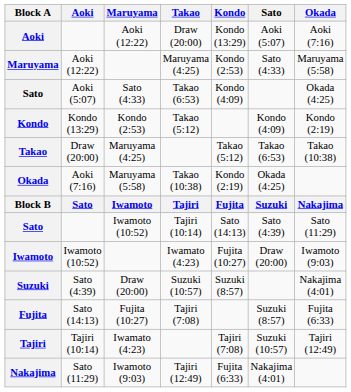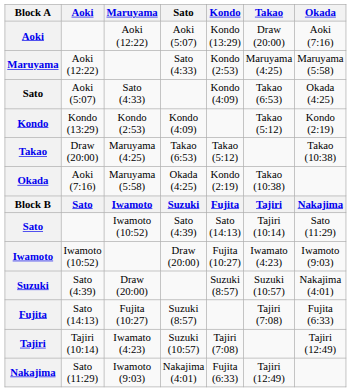columns swapped: (271, 13) <-> (186, 13)
